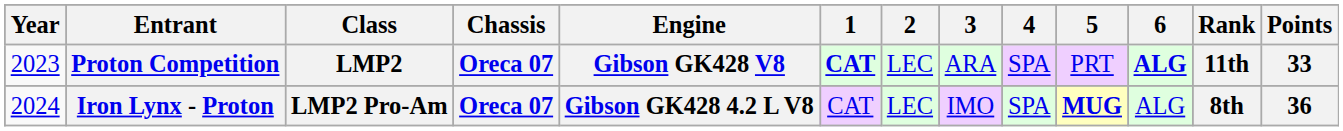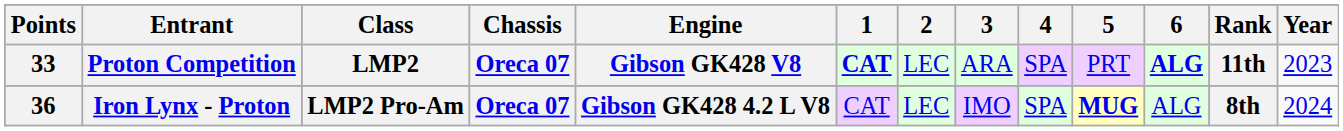columns swapped: (35, 24) <-> (1300, 24)
